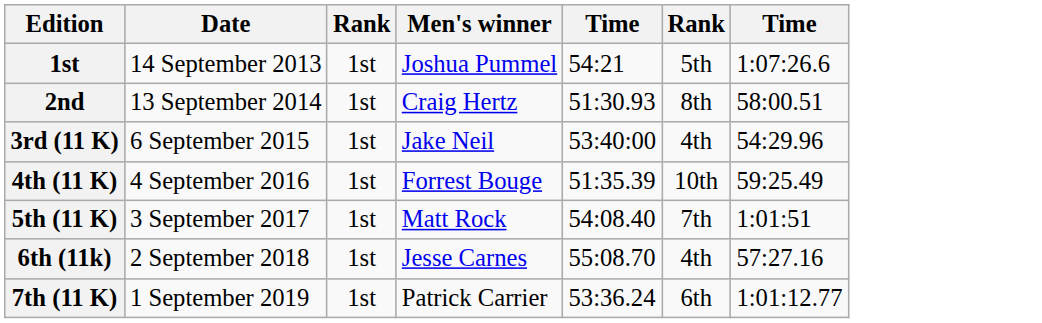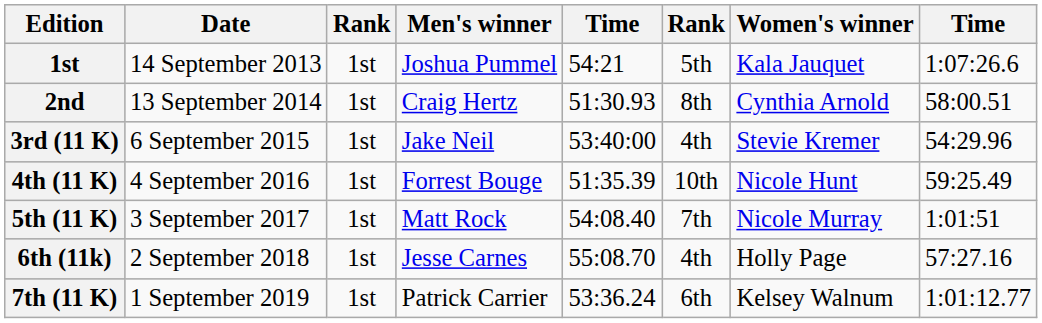+ column: (825, 24)
